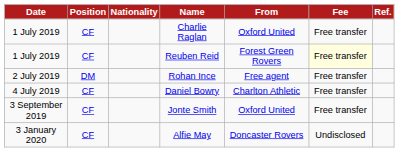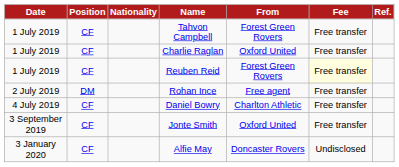+ row: (193, 32)
